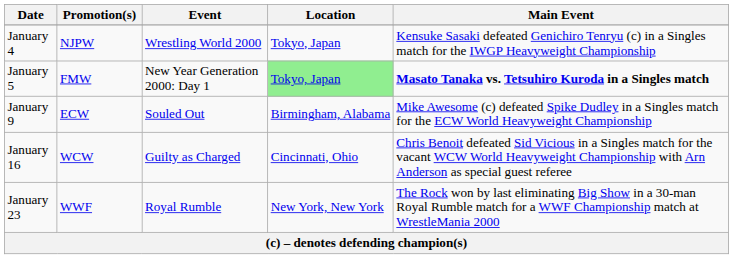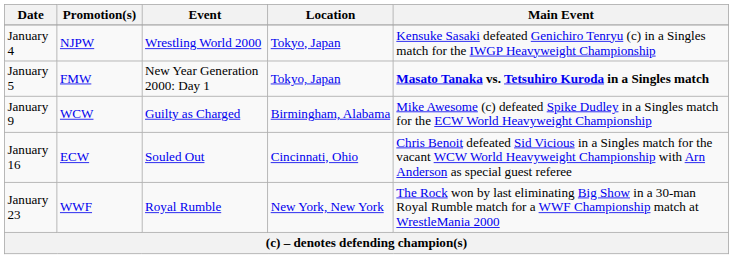(306, 78) lightgreen background -> (306, 78) no background
(75, 114) ECW -> (77, 114) WCW
(175, 114) Souled Out -> (193, 114) Guilty as Charged
(77, 157) WCW -> (75, 157) ECW
(193, 157) Guilty as Charged -> (175, 157) Souled Out
